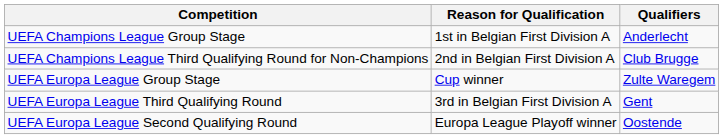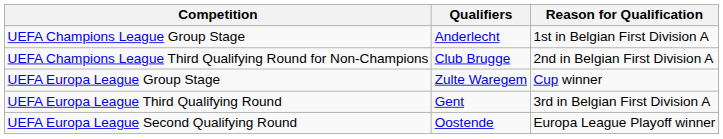columns swapped: (669, 15) <-> (526, 15)
